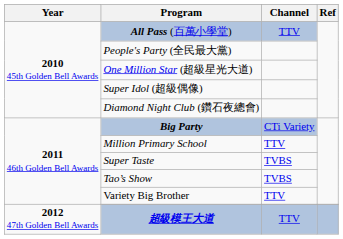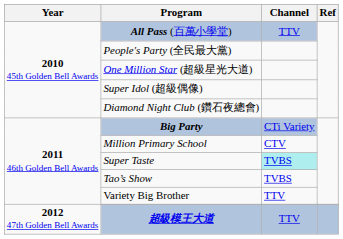(275, 144) TTV -> (275, 144) CTV
(278, 161) no background -> (278, 161) paleturquoise background
